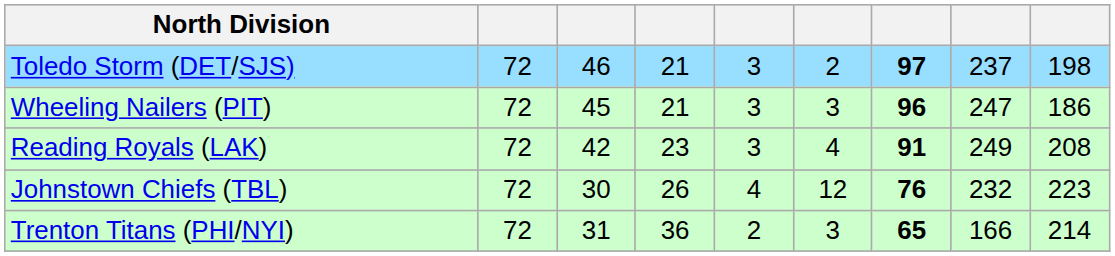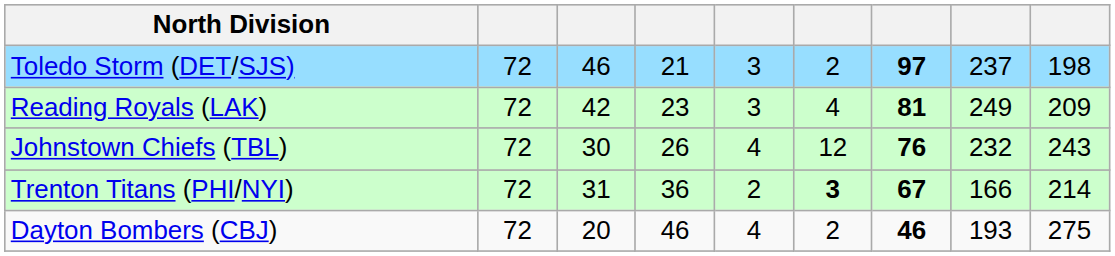- row: (141, 107)
(912, 148) 91 -> (912, 107) 81
(1069, 148) 208 -> (1069, 107) 209
(1069, 189) 223 -> (1069, 148) 243
(833, 230) normal -> (833, 189) bold
(912, 230) 65 -> (912, 189) 67
+ row: (144, 230)
